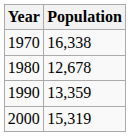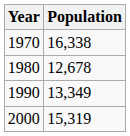(69, 93) 13,359 -> (69, 93) 13,349
